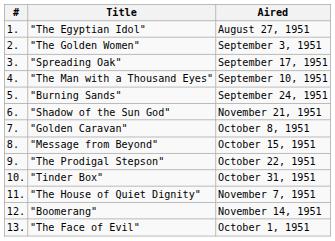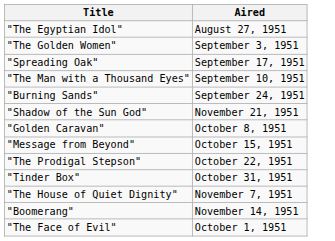- column: (16, 13)
